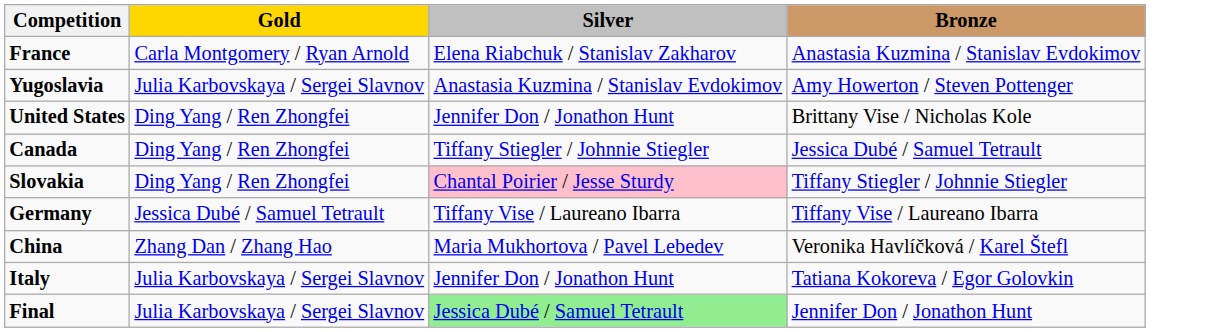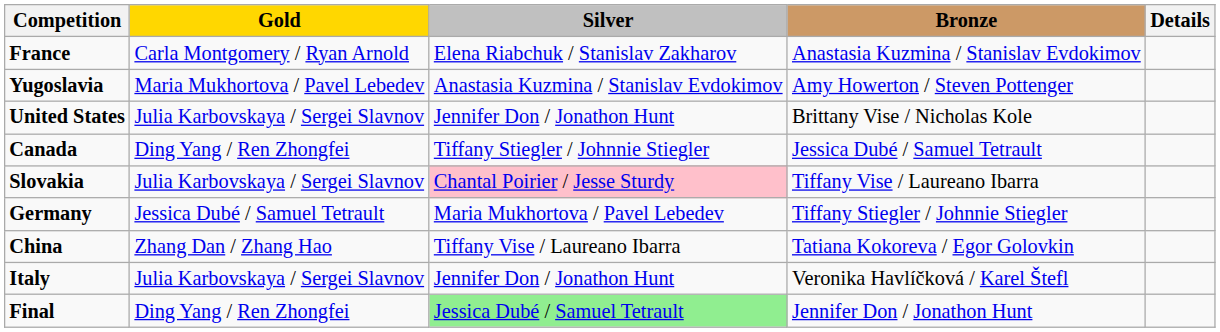+ column: (1180, 20)
(279, 85) Julia Karbovskaya / Sergei Slavnov -> (279, 85) Maria Mukhortova / Pavel Lebedev
(242, 117) Ding Yang / Ren Zhongfei -> (279, 117) Julia Karbovskaya / Sergei Slavnov
(242, 181) Ding Yang / Ren Zhongfei -> (279, 181) Julia Karbovskaya / Sergei Slavnov
(929, 181) Tiffany Stiegler / Johnnie Stiegler -> (915, 181) Tiffany Vise / Laureano Ibarra
(557, 213) Tiffany Vise / Laureano Ibarra -> (579, 213) Maria Mukhortova / Pavel Lebedev
(915, 213) Tiffany Vise / Laureano Ibarra -> (930, 213) Tiffany Stiegler / Johnnie Stiegler
(579, 246) Maria Mukhortova / Pavel Lebedev -> (557, 246) Tiffany Vise / Laureano Ibarra
(930, 246) Veronika Havlíčková / Karel Štefl -> (933, 246) Tatiana Kokoreva / Egor Golovkin
(933, 278) Tatiana Kokoreva / Egor Golovkin -> (930, 278) Veronika Havlíčková / Karel Štefl
(279, 310) Julia Karbovskaya / Sergei Slavnov -> (242, 310) Ding Yang / Ren Zhongfei
